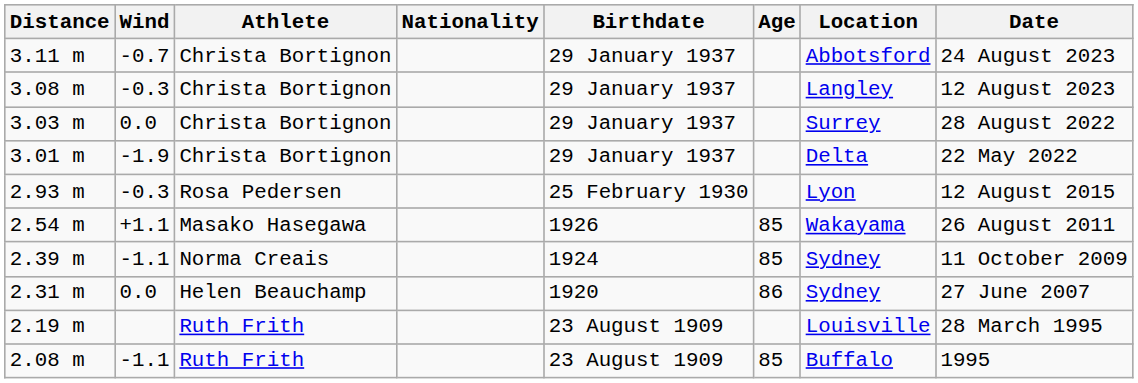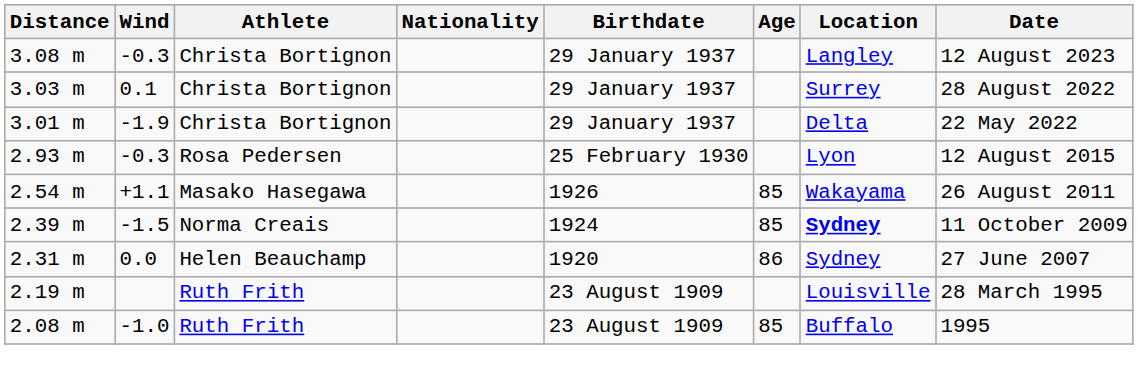- row: (47, 56)
(138, 123) 0.0 -> (138, 90) 0.1
(145, 259) -1.1 -> (145, 225) -1.5
(843, 259) normal -> (843, 225) bold
(145, 361) -1.1 -> (145, 327) -1.0
